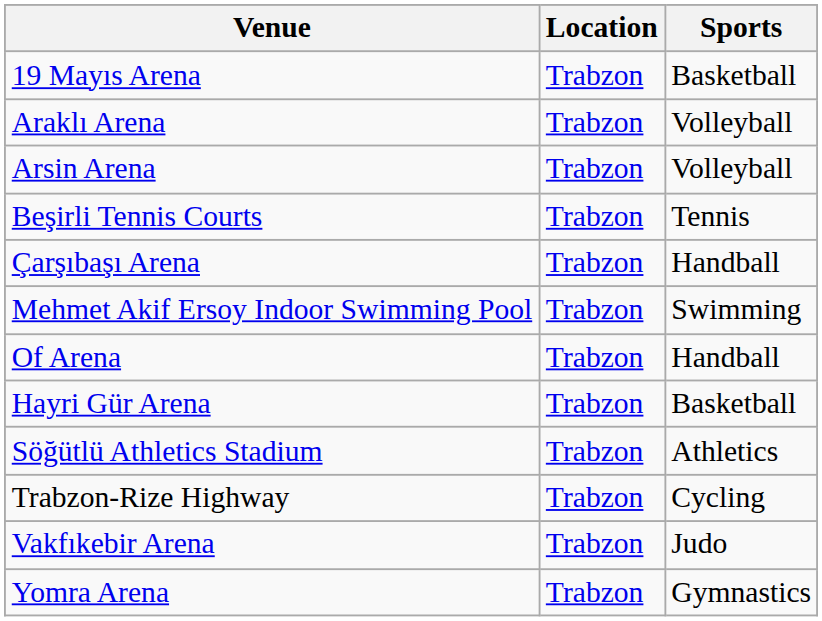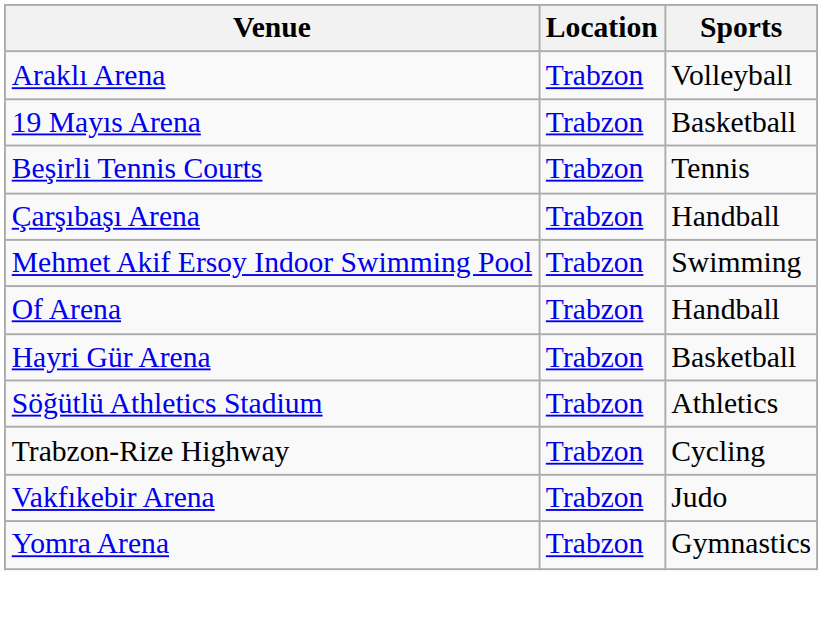rows swapped: (106, 74) <-> (89, 121)
- row: (84, 168)
